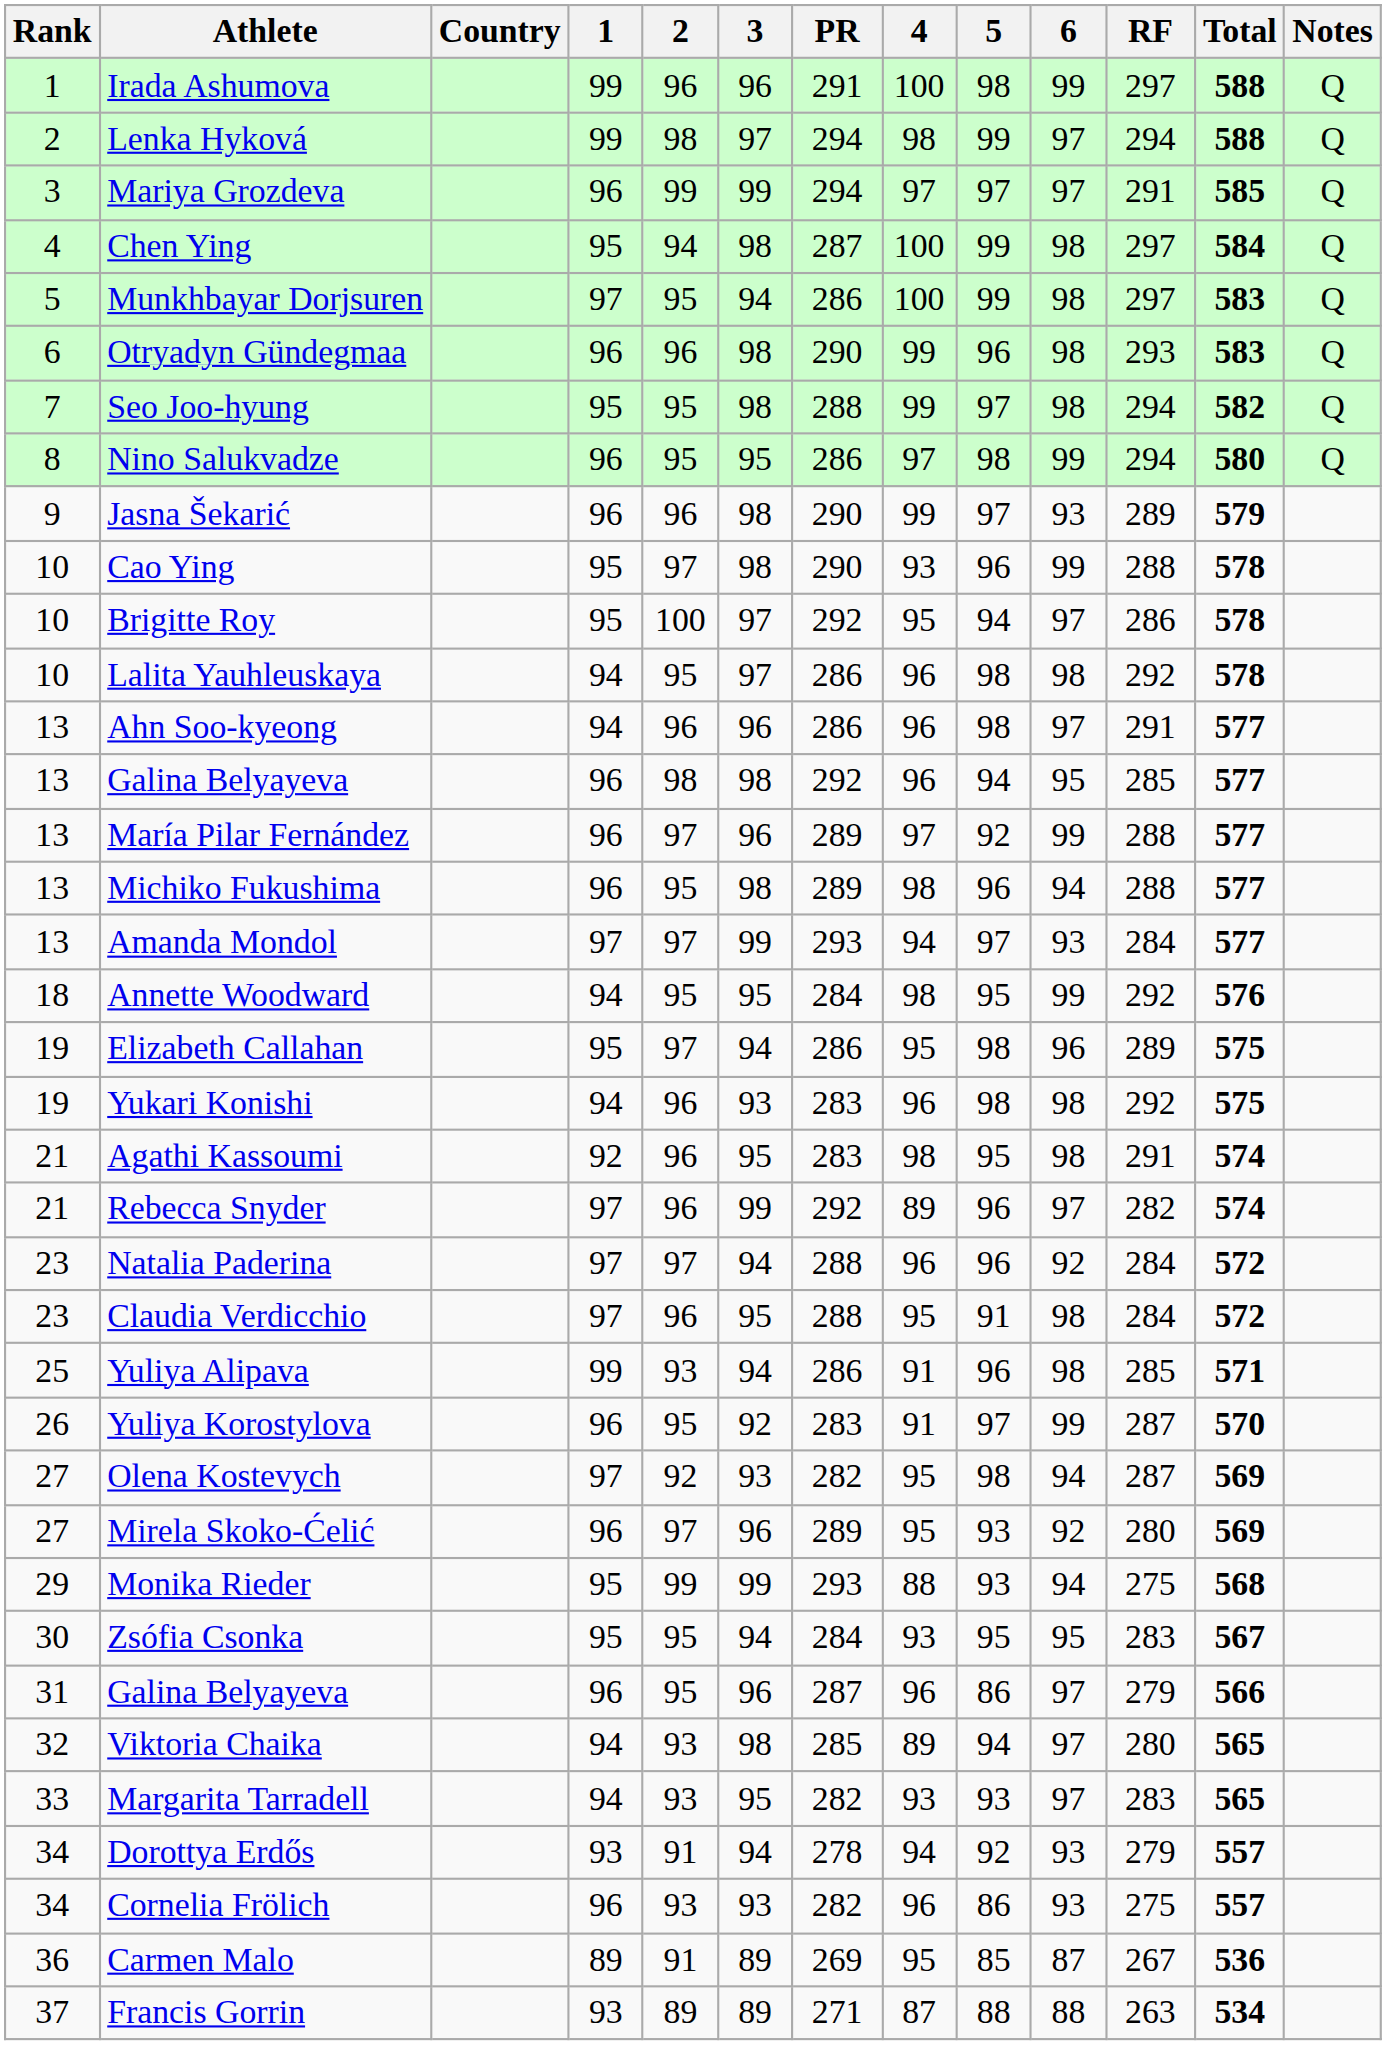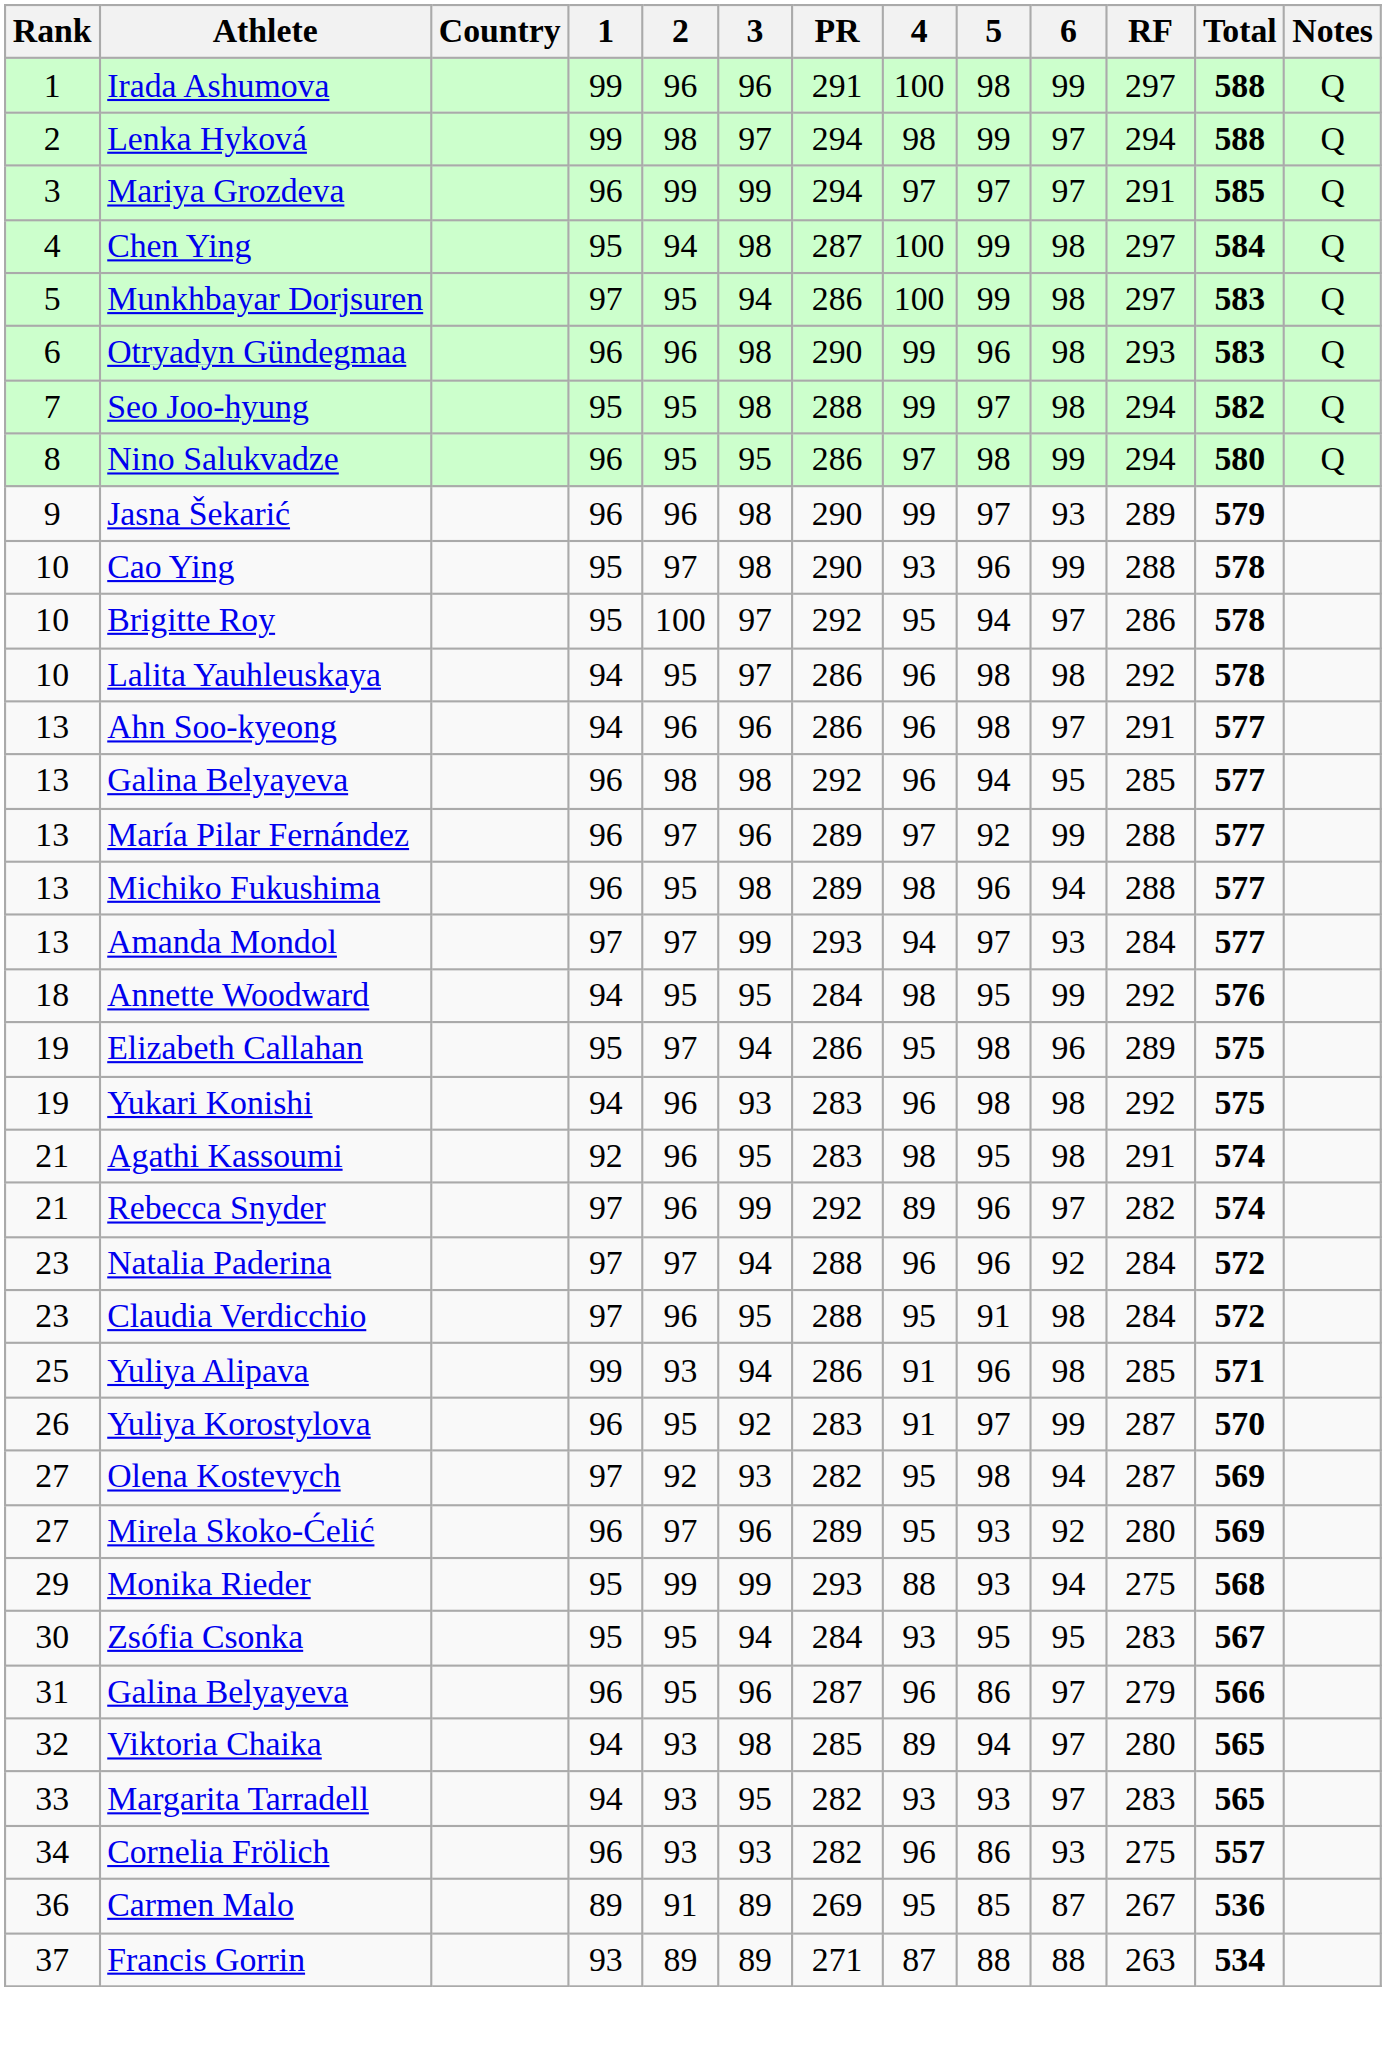- row: (52, 1851)
